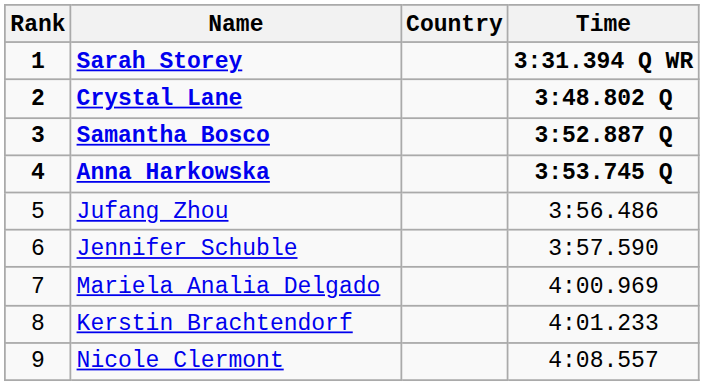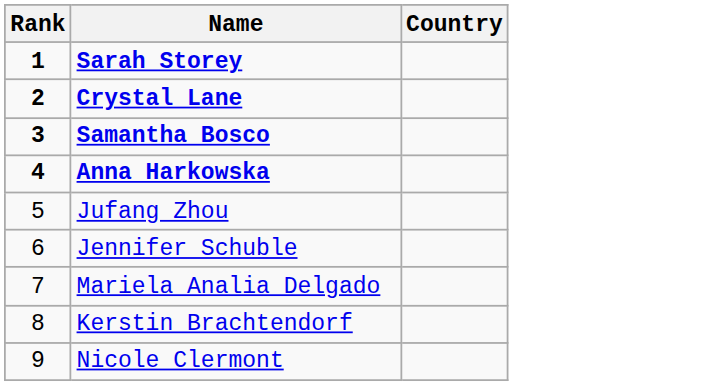- column: (603, 24)
